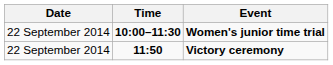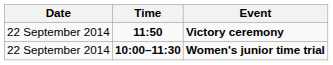rows swapped: (255, 32) <-> (235, 50)
